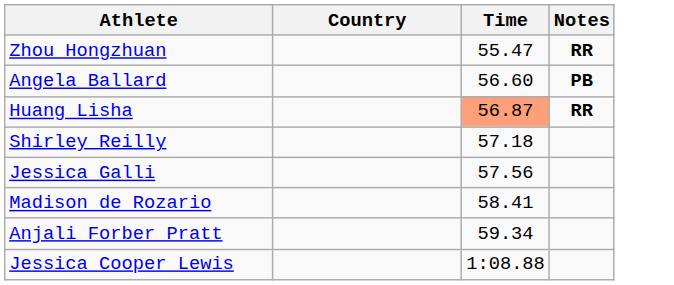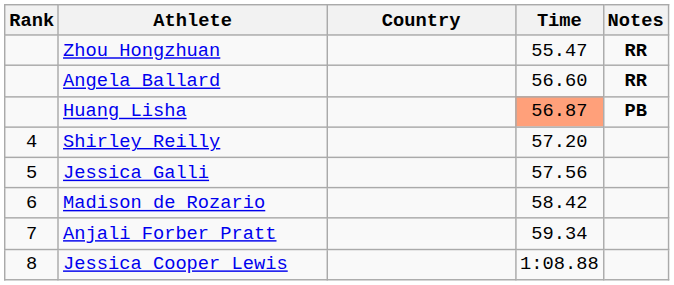+ column: (32, 20)
(582, 81) PB -> (636, 81) RR
(582, 112) RR -> (636, 112) PB
(506, 142) 57.18 -> (559, 142) 57.20
(506, 203) 58.41 -> (559, 203) 58.42
